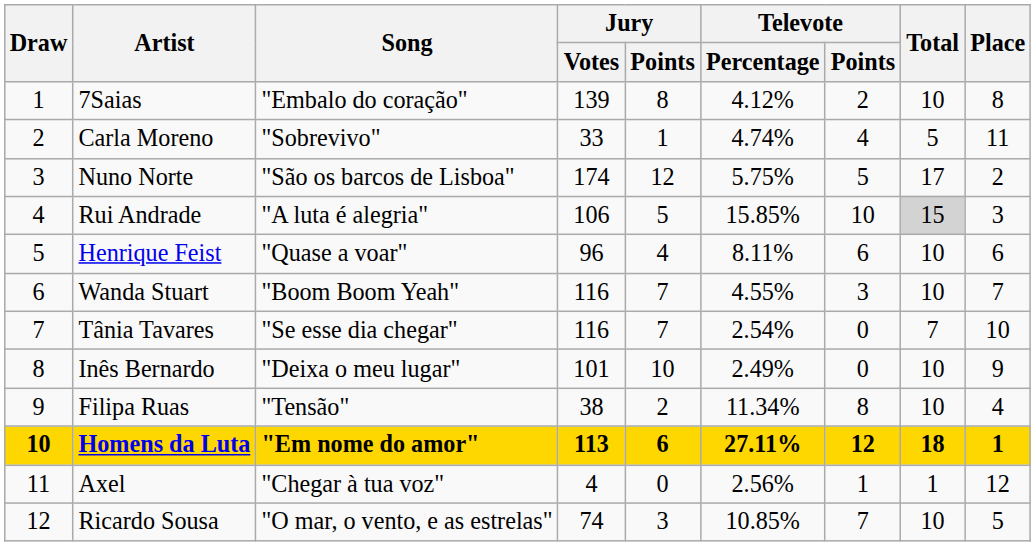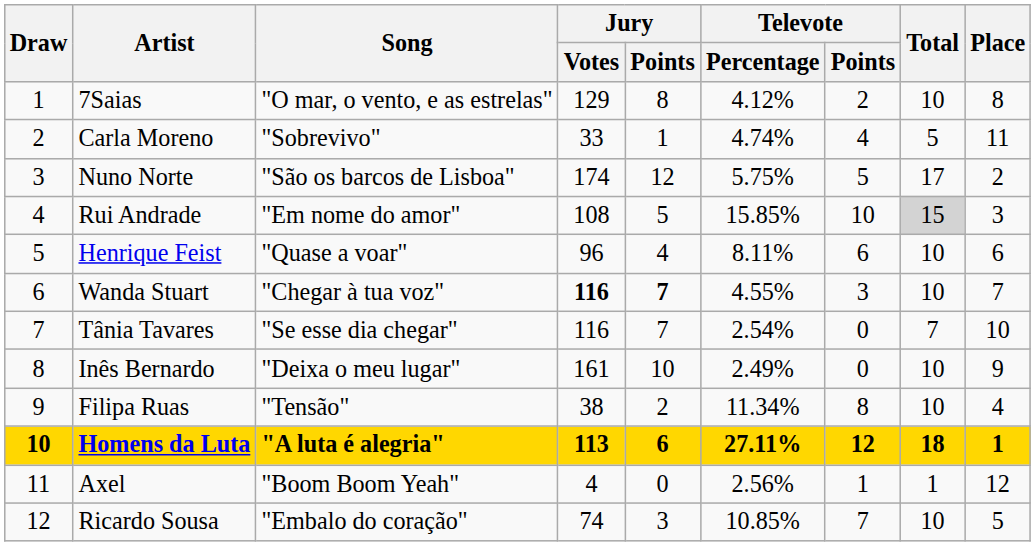(365, 100) "Embalo do coração" -> (407, 100) "O mar, o vento, e as estrelas"
(591, 100) 139 -> (591, 100) 129
(345, 215) "A luta é alegria" -> (361, 215) "Em nome do amor"
(591, 215) 106 -> (591, 215) 108
(360, 291) "Boom Boom Yeah" -> (353, 291) "Chegar à tua voz"
(591, 291) normal -> (591, 291) bold
(663, 291) normal -> (663, 291) bold
(591, 368) 101 -> (591, 368) 161
(370, 445) "Em nome do amor" -> (353, 445) "A luta é alegria"
(353, 483) "Chegar à tua voz" -> (360, 483) "Boom Boom Yeah"
(407, 521) "O mar, o vento, e as estrelas" -> (365, 521) "Embalo do coração"
